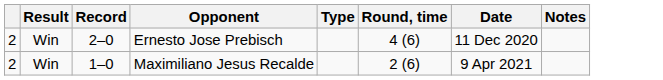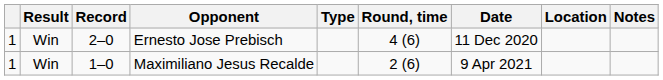+ column: (576, 16)
(12, 40) 2 -> (12, 40) 1
(12, 64) 2 -> (12, 64) 1
